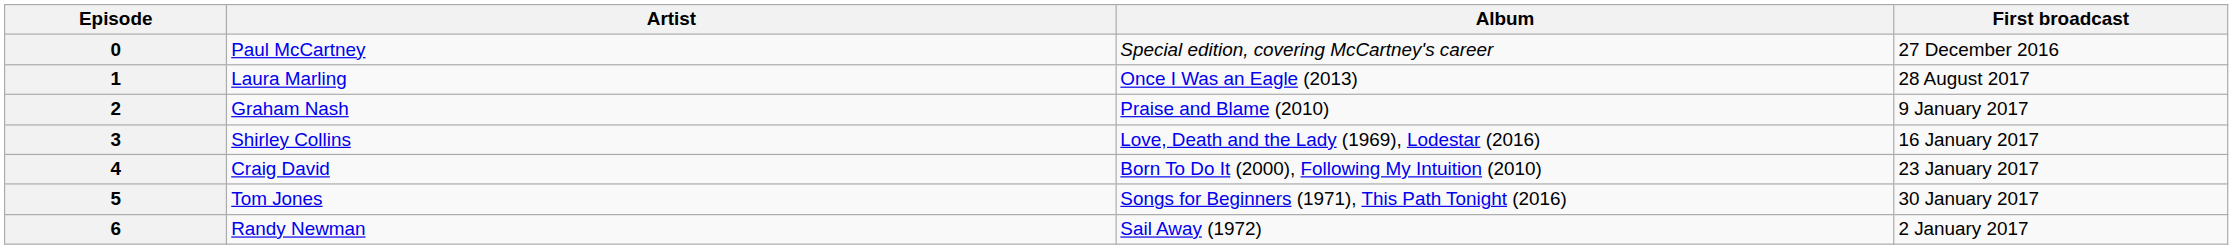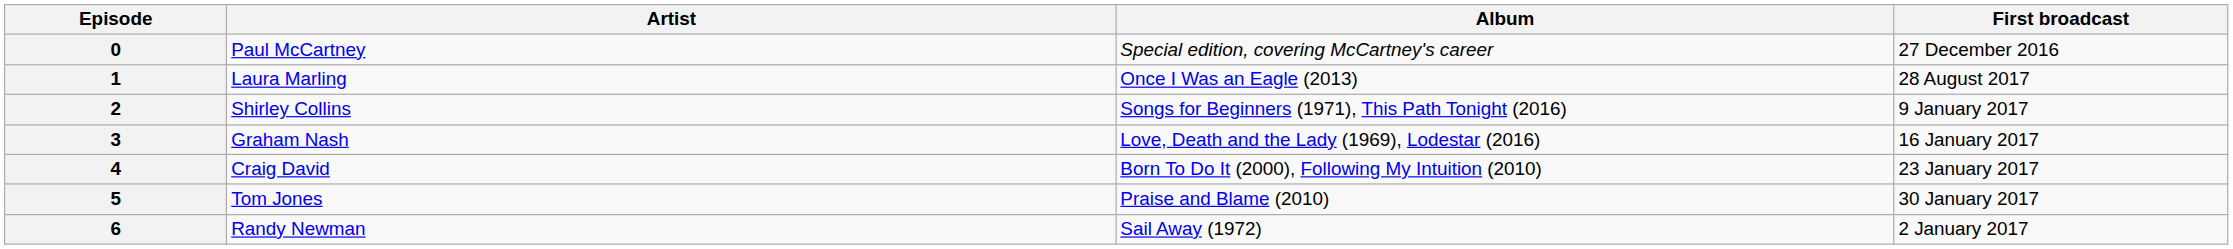(290, 109) Graham Nash -> (291, 109) Shirley Collins
(1225, 109) Praise and Blame (2010) -> (1344, 109) Songs for Beginners (1971), This Path Tonight (2016)
(291, 139) Shirley Collins -> (290, 139) Graham Nash
(1344, 199) Songs for Beginners (1971), This Path Tonight (2016) -> (1225, 199) Praise and Blame (2010)
